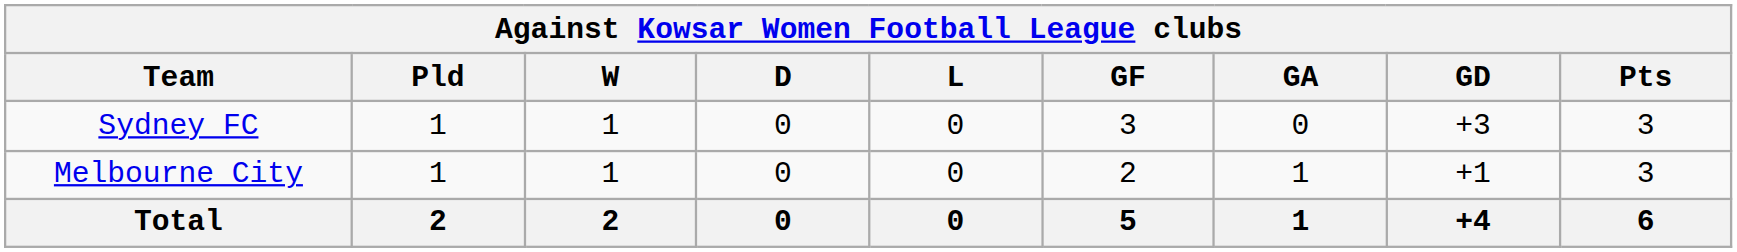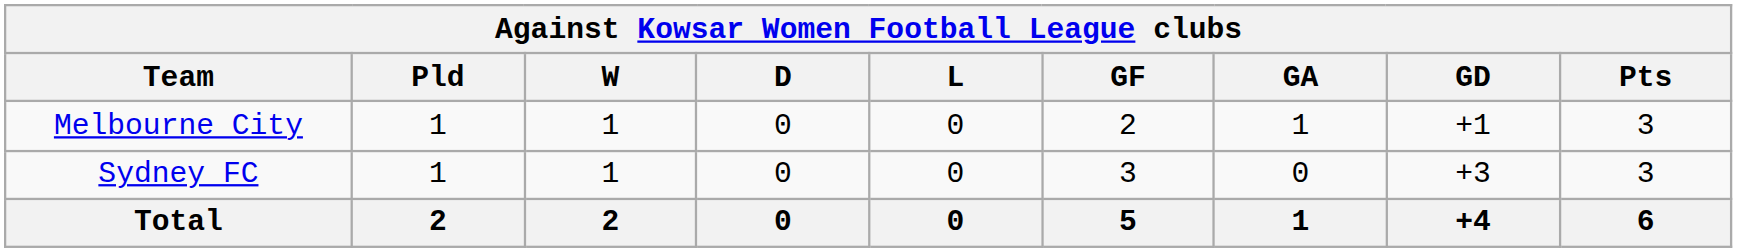rows swapped: (178, 126) <-> (178, 174)
